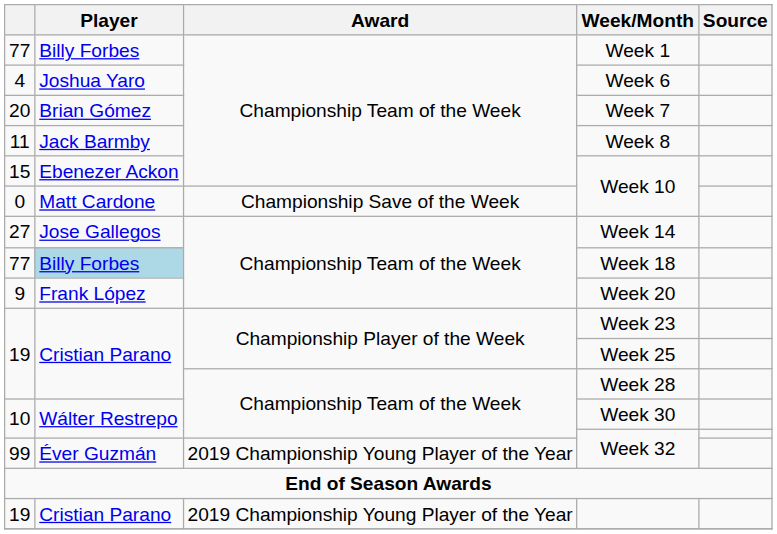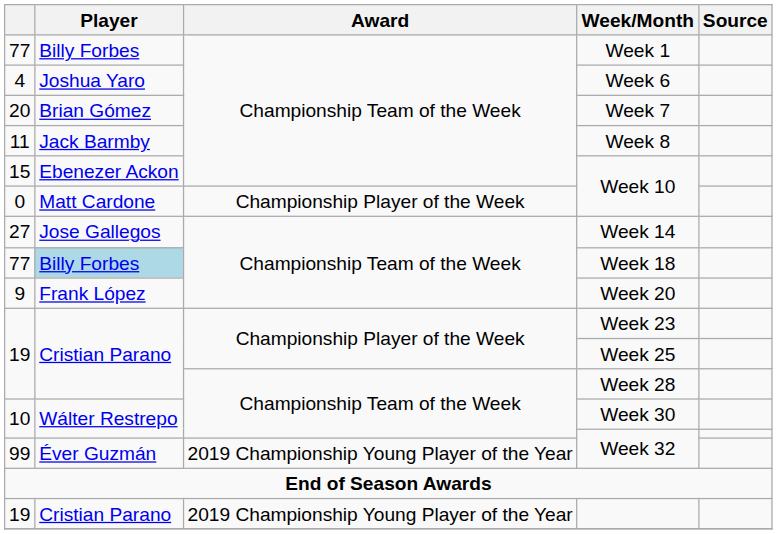(380, 202) Championship Save of the Week -> (380, 202) Championship Player of the Week
